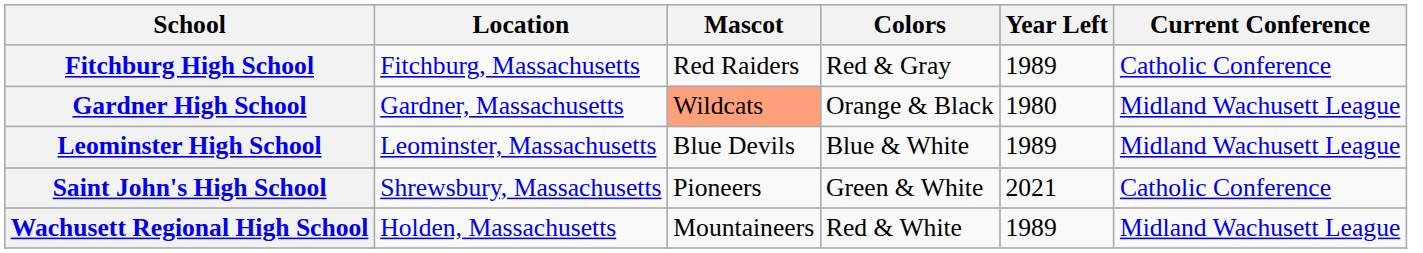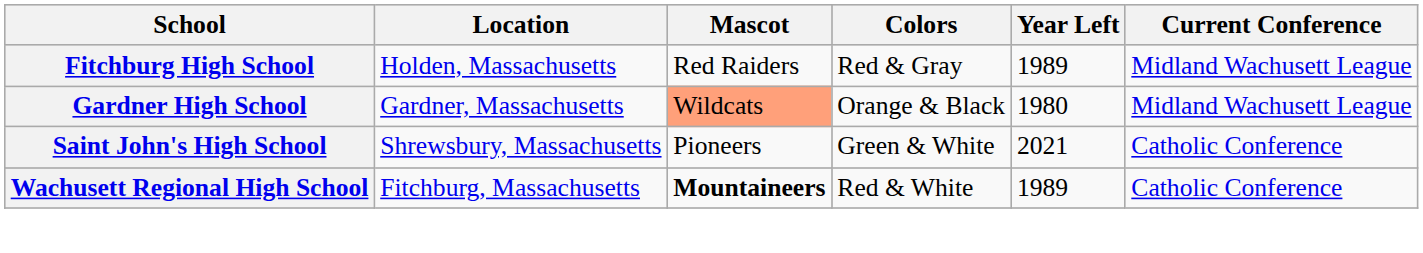(510, 65) Fitchburg, Massachusetts -> (498, 65) Holden, Massachusetts
(1225, 65) Catholic Conference -> (1272, 65) Midland Wachusett League
- row: (190, 146)
(498, 227) Holden, Massachusetts -> (510, 187) Fitchburg, Massachusetts
(744, 227) normal -> (749, 187) bold
(1260, 227) Midland Wachusett League -> (1237, 187) Catholic Conference
